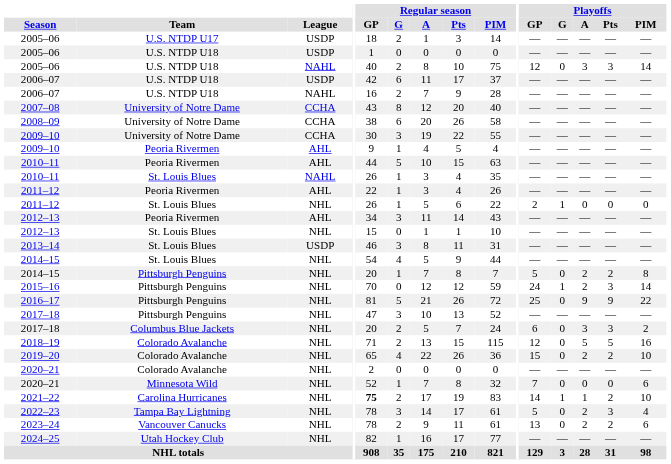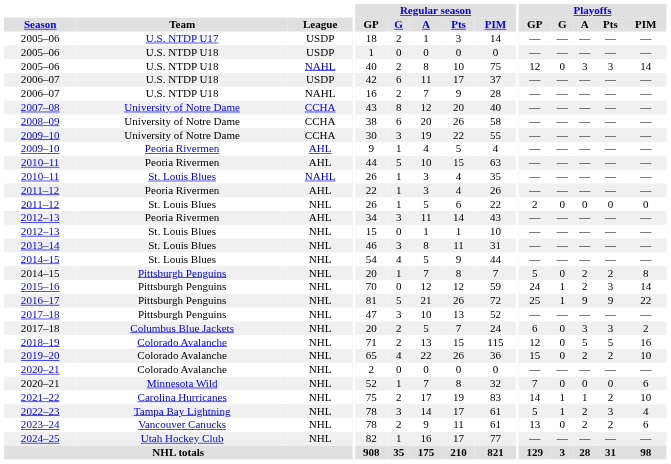(562, 204) 1 -> (562, 204) 0
(320, 245) USDP -> (320, 245) NHL
(562, 300) 0 -> (562, 300) 1
(371, 397) bold -> (371, 397) normal
(562, 411) 0 -> (562, 411) 1
